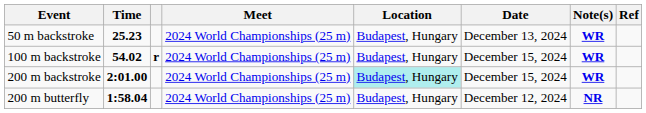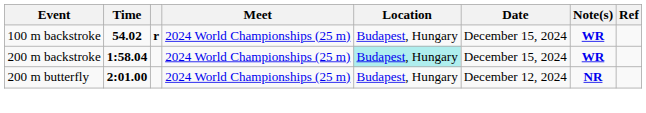- row: (51, 35)
(127, 77) 2:01.00 -> (127, 56) 1:58.04
(127, 98) 1:58.04 -> (127, 77) 2:01.00
